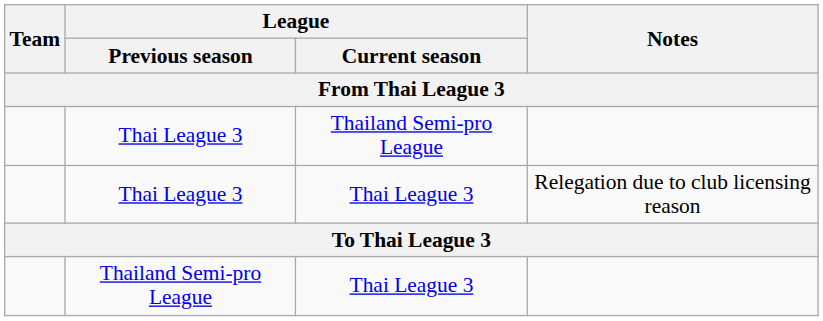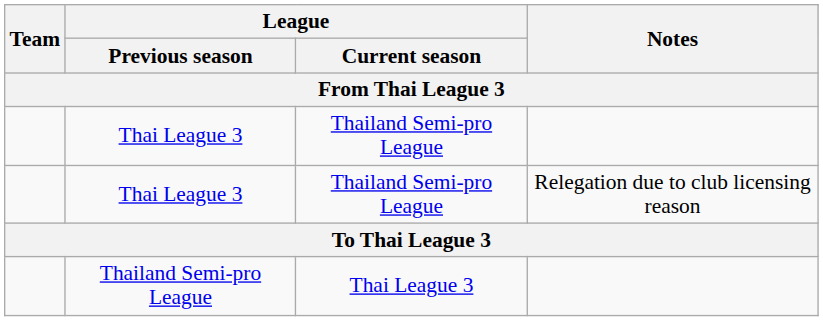(411, 193) Thai League 3 -> (411, 193) Thailand Semi-pro League
